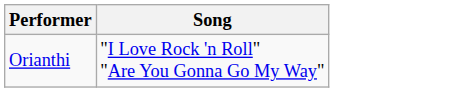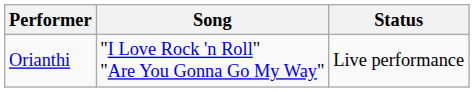+ column: (399, 19)
